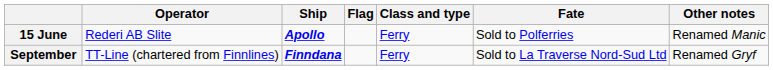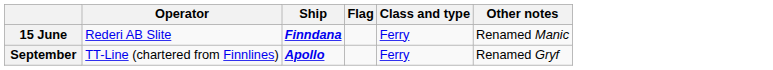- column: (571, 14)
(305, 34) Apollo -> (313, 34) Finndana
(313, 55) Finndana -> (305, 55) Apollo
